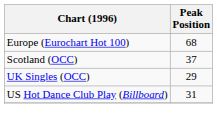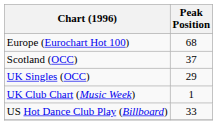+ row: (71, 94)
(191, 94) 31 -> (191, 111) 33
